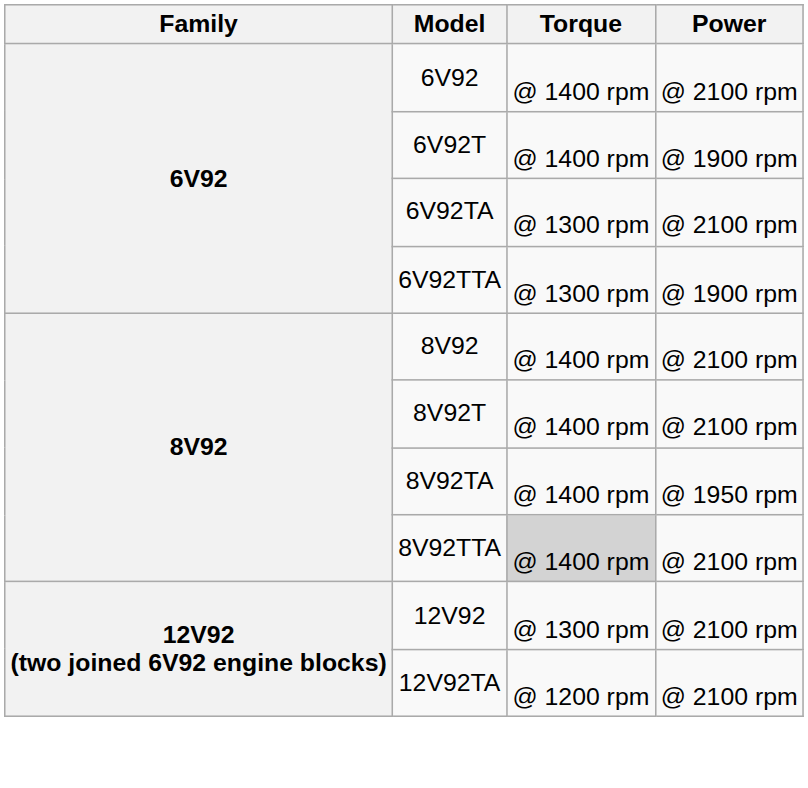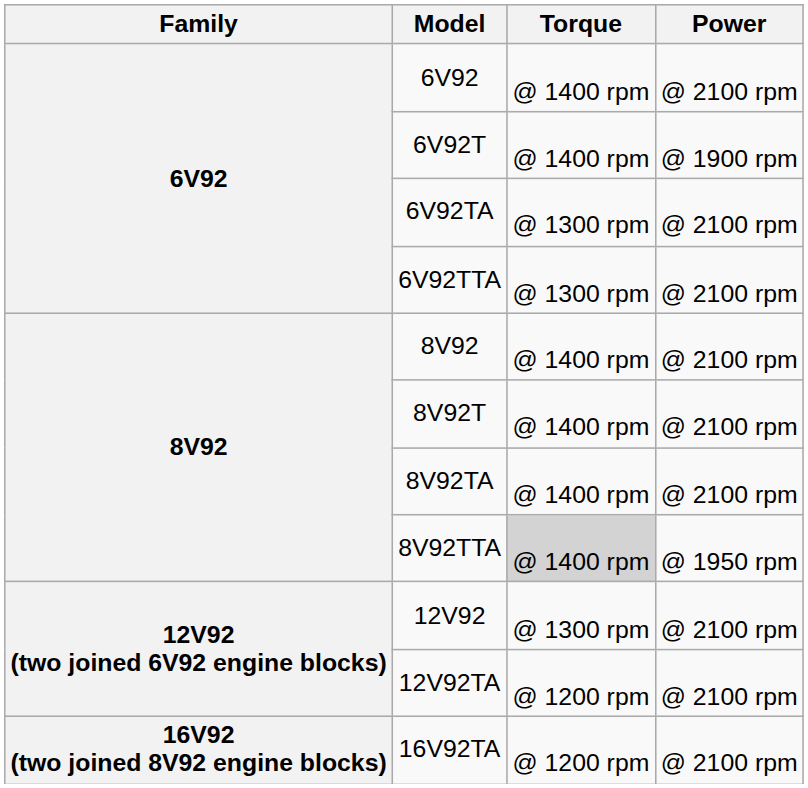(729, 293) @ 1900 rpm -> (729, 293) @ 2100 rpm
(729, 494) @ 1950 rpm -> (729, 494) @ 2100 rpm
(729, 562) @ 2100 rpm -> (729, 562) @ 1950 rpm
+ row: (450, 749)
